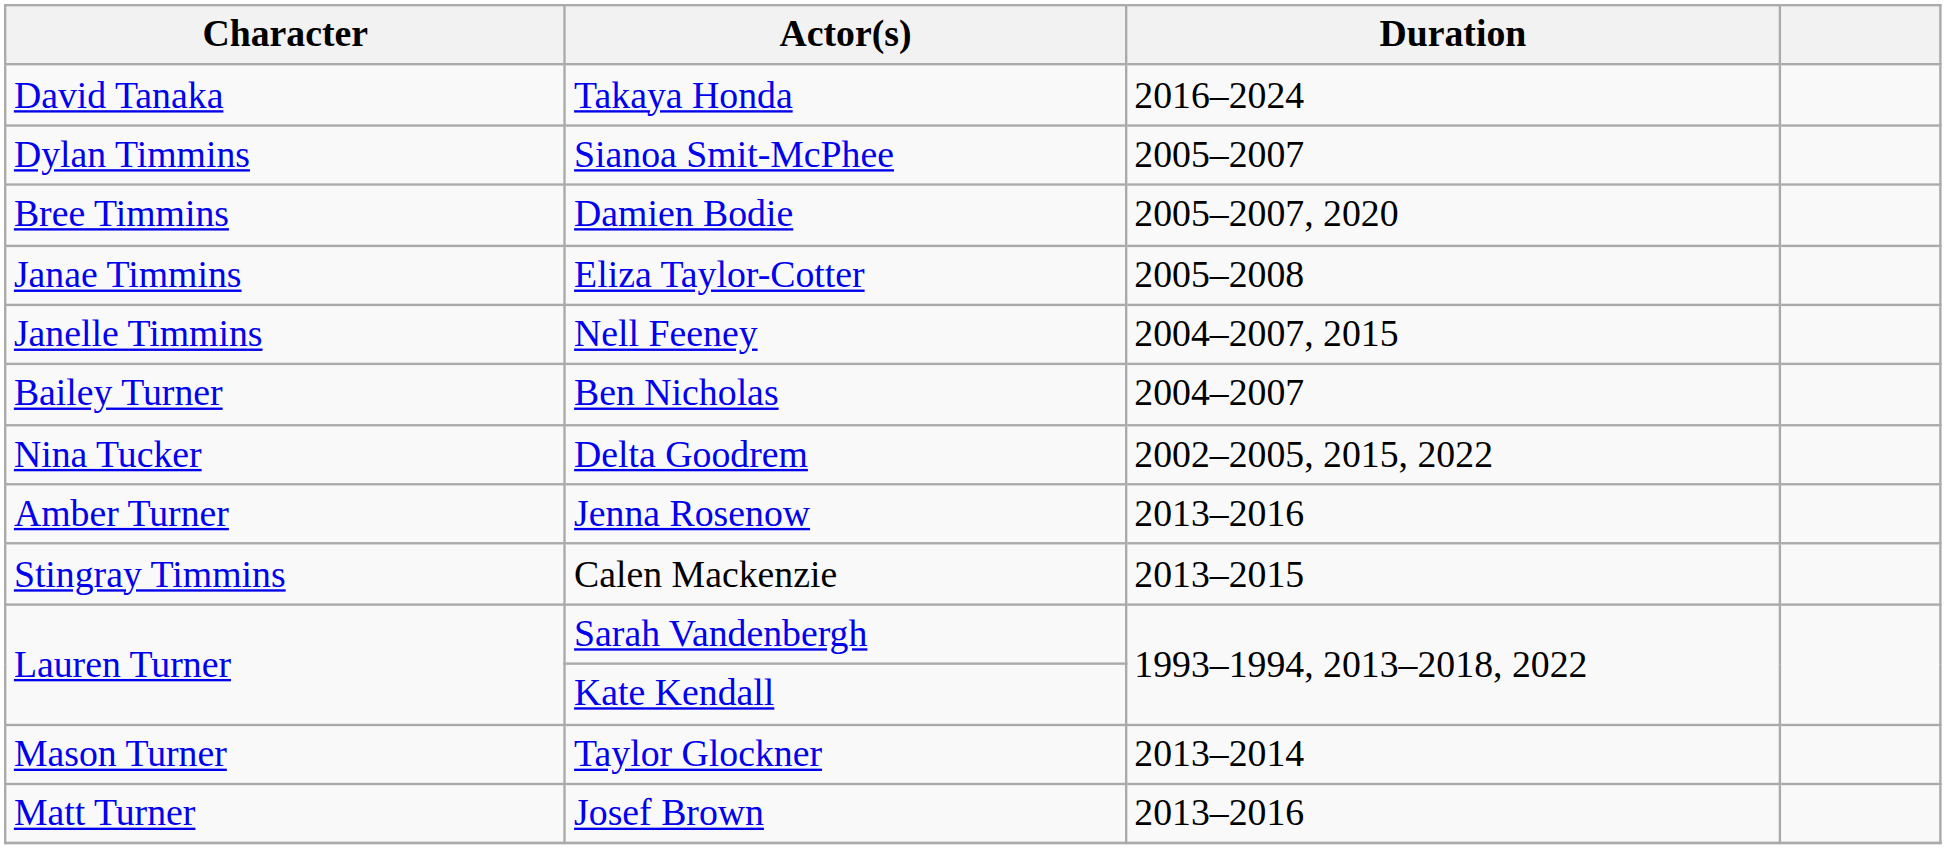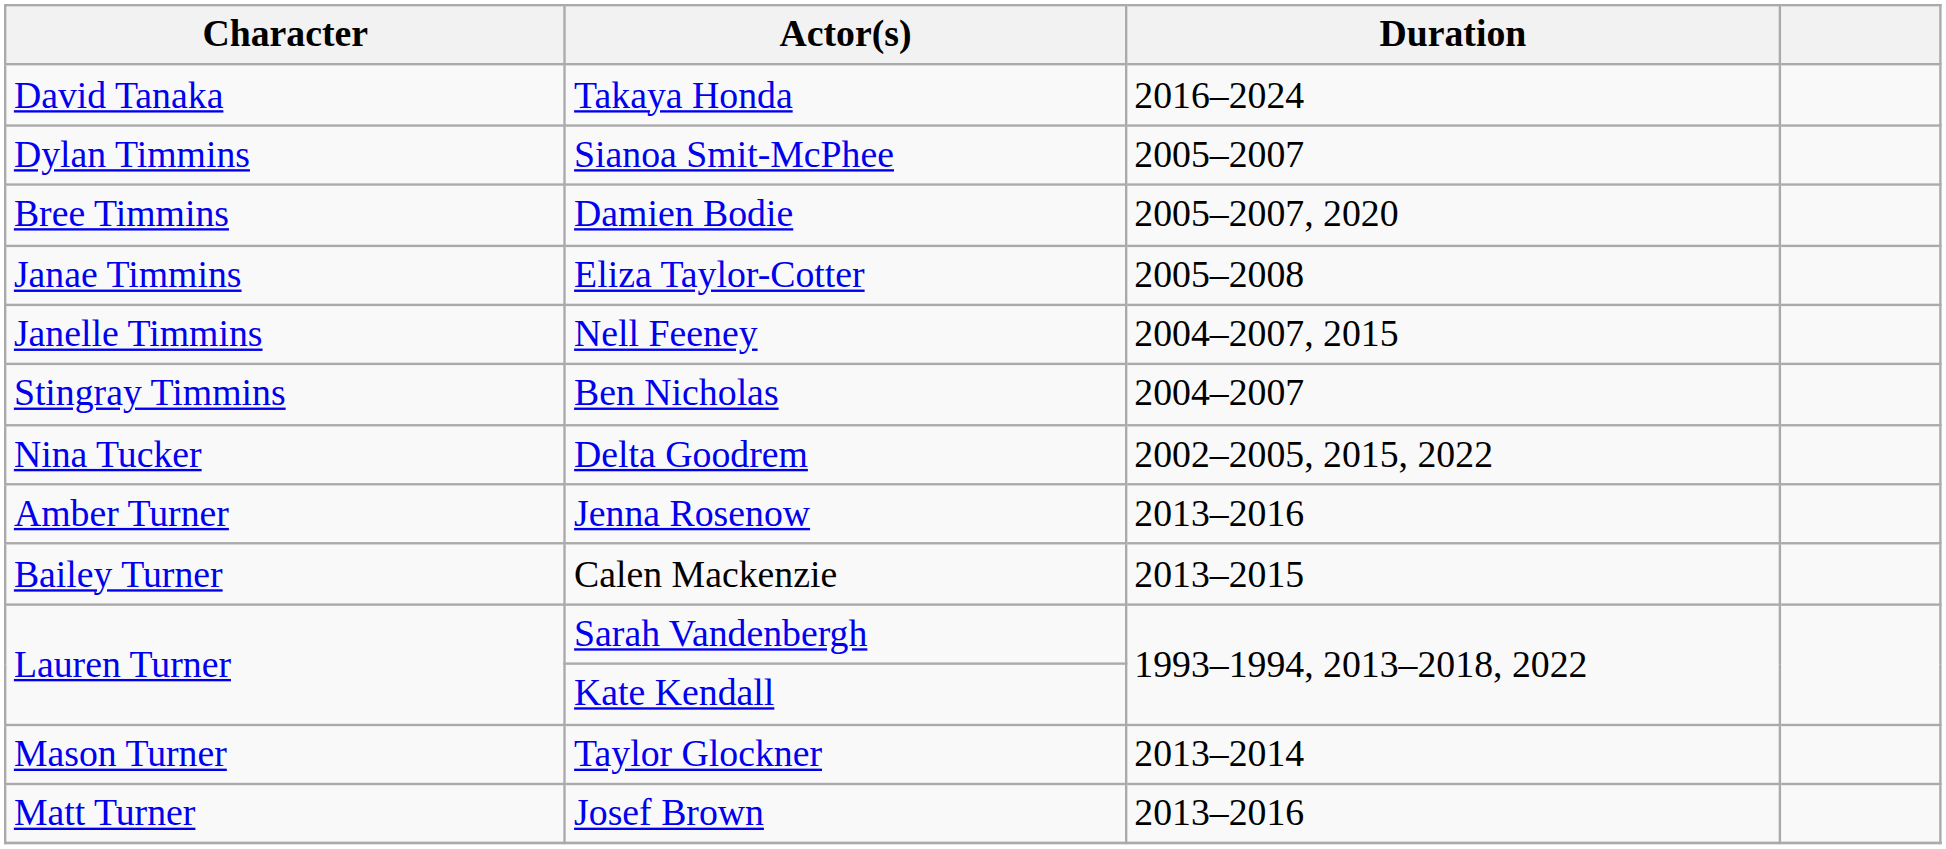(118, 393) Bailey Turner -> (150, 393) Stingray Timmins
(150, 573) Stingray Timmins -> (118, 573) Bailey Turner
